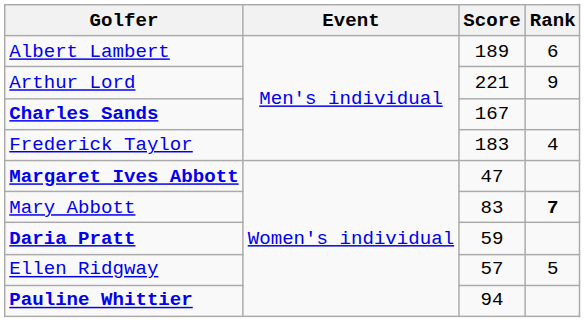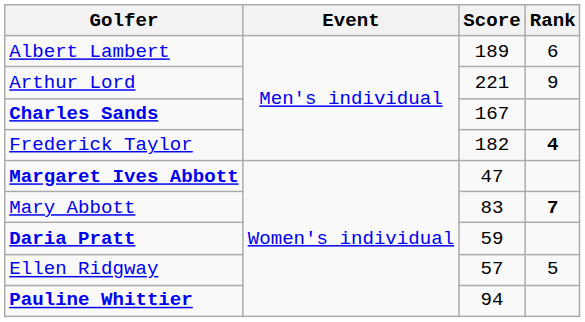(492, 145) 183 -> (492, 145) 182
(553, 145) normal -> (553, 145) bold
